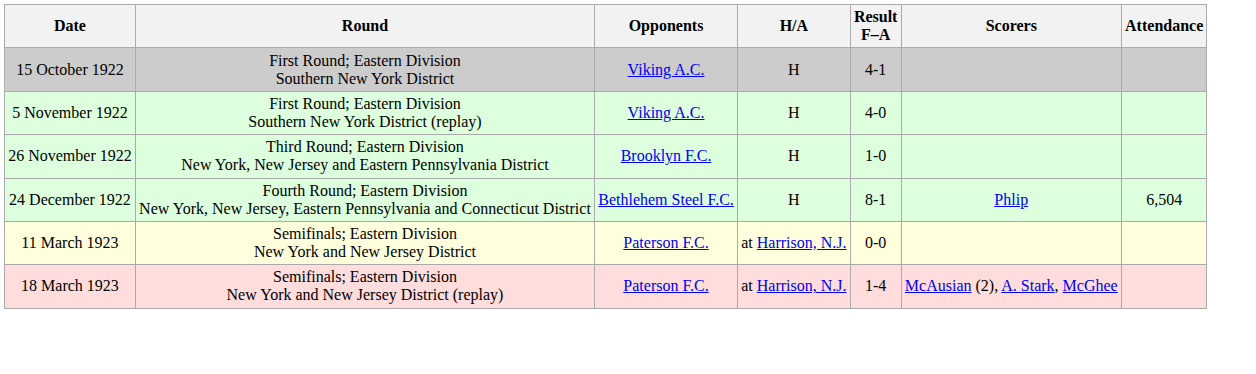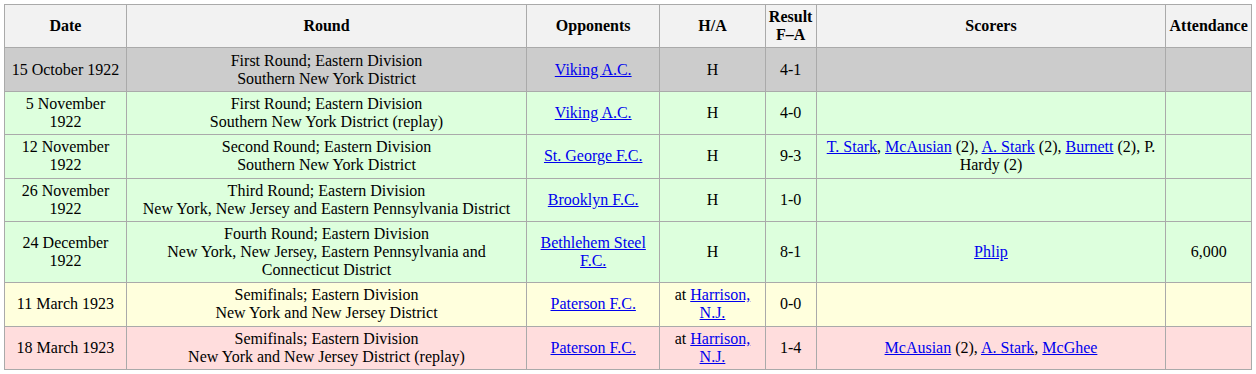+ row: (65, 156)
(1164, 199) 6,504 -> (1209, 252) 6,000
